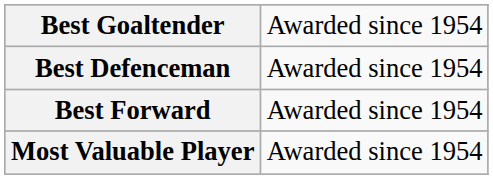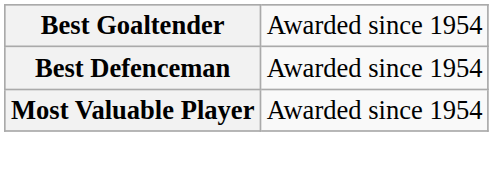- row: (133, 109)
